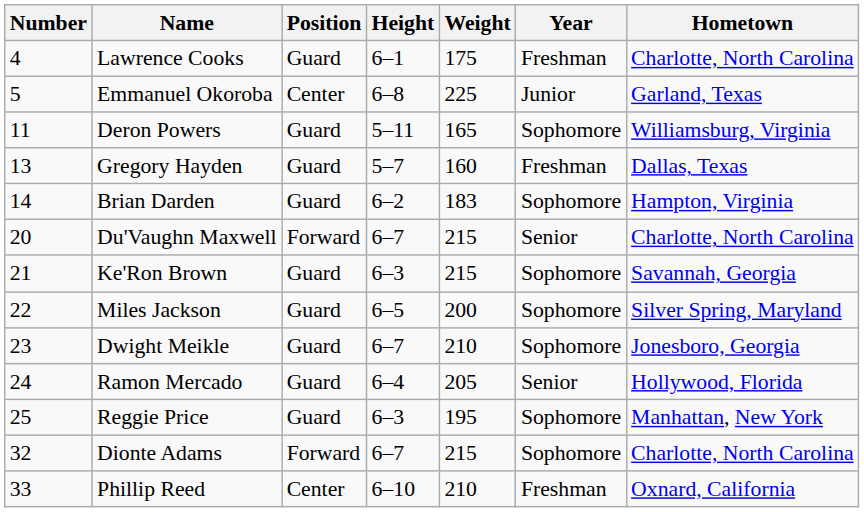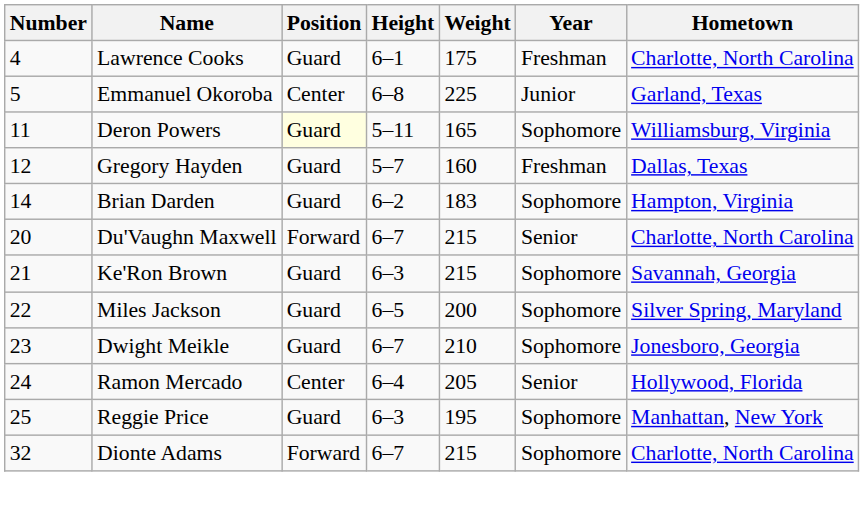(314, 130) no background -> (314, 130) lightyellow background
(21, 165) 13 -> (21, 165) 12
(314, 381) Guard -> (316, 381) Center
- row: (151, 488)
